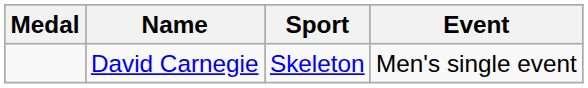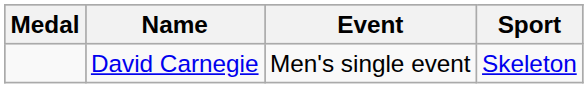columns swapped: (317, 24) <-> (476, 24)
